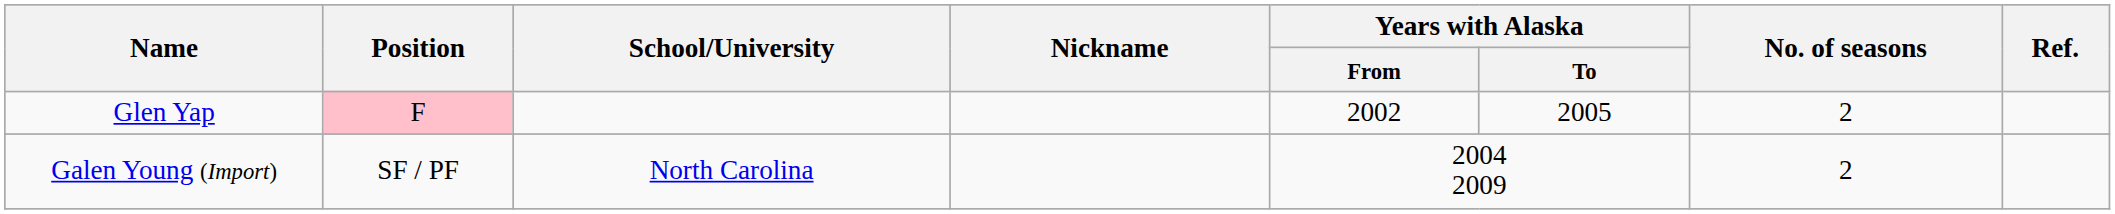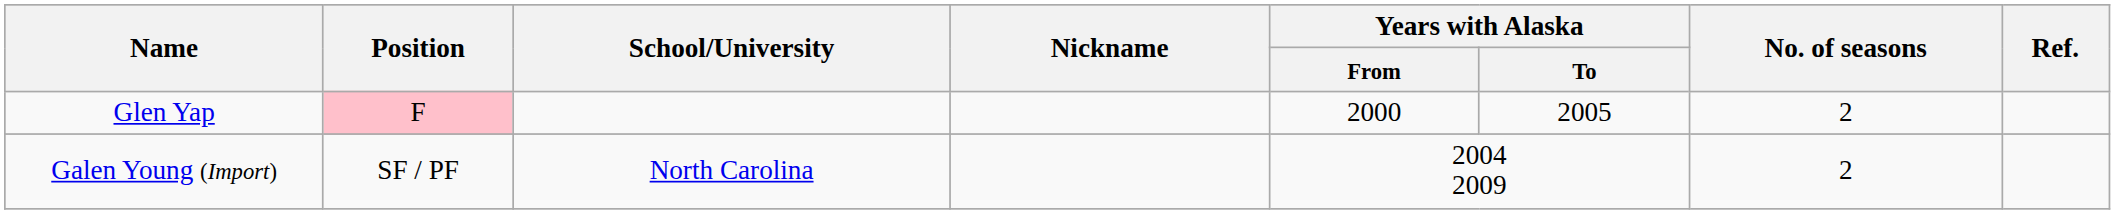(1374, 112) 2002 -> (1374, 112) 2000
